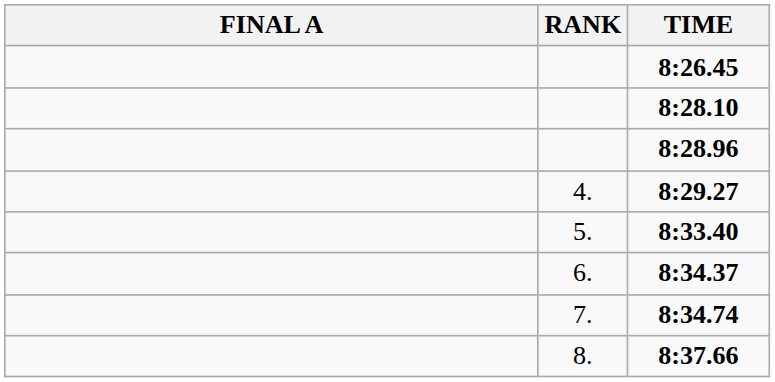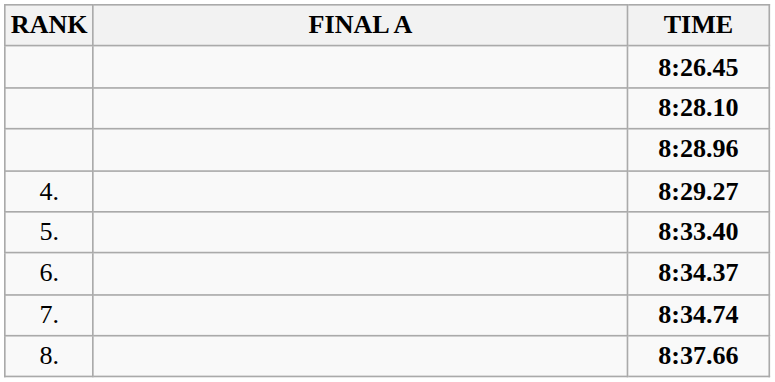columns swapped: (583, 25) <-> (272, 25)
